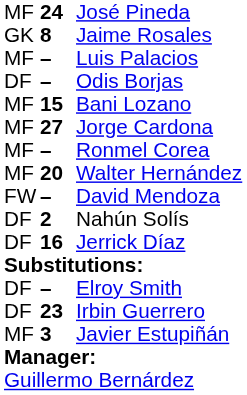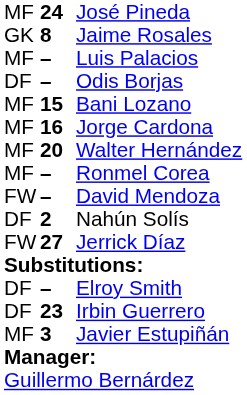(52, 127) 27 -> (52, 127) 16
rows swapped: (159, 173) <-> (143, 150)
(18, 242) DF -> (20, 242) FW
(52, 242) 16 -> (52, 242) 27
